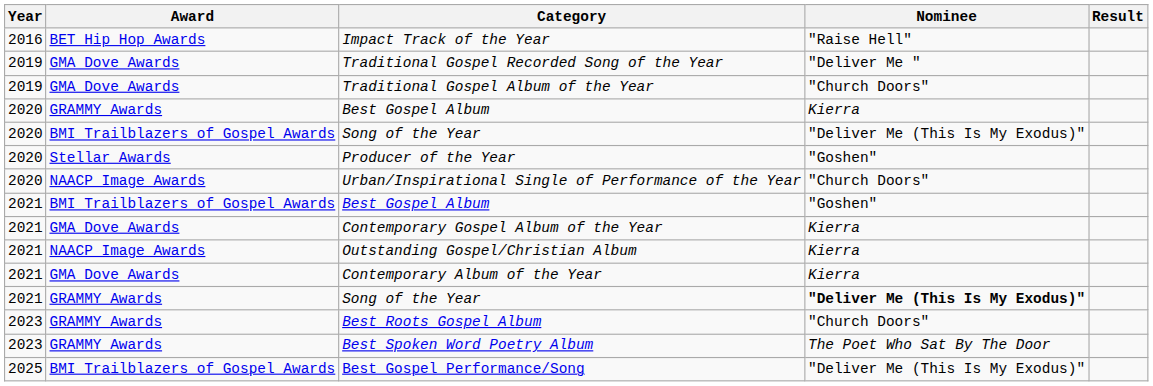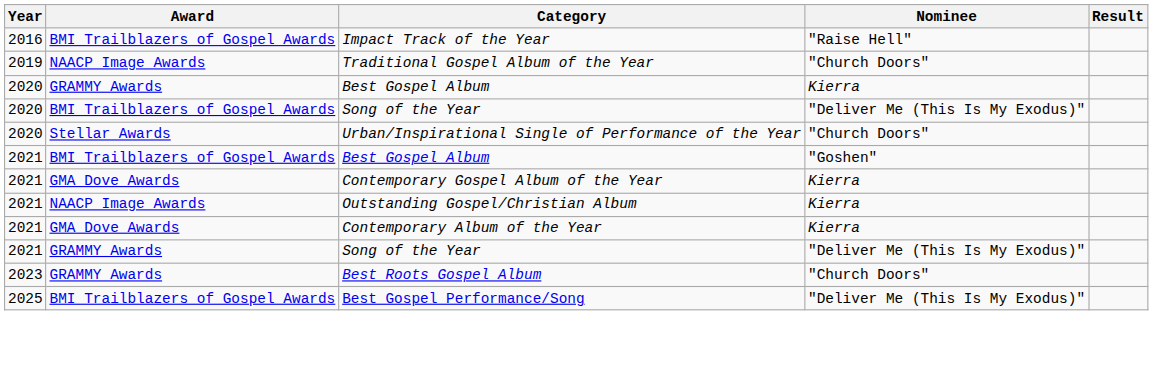(127, 40) BET Hip Hop Awards -> (192, 40) BMI Trailblazers of Gospel Awards
- row: (25, 63)
(114, 87) GMA Dove Awards -> (127, 63) NAACP Image Awards
- row: (25, 157)
(127, 181) NAACP Image Awards -> (110, 134) Stellar Awards
(947, 299) bold -> (947, 251) normal
- row: (25, 346)
